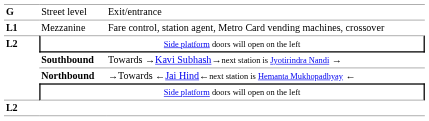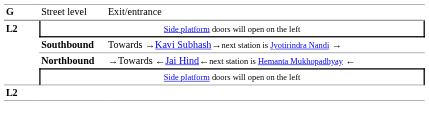- row: (63, 28)
